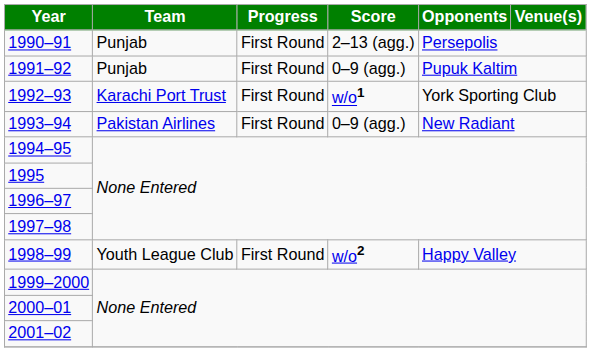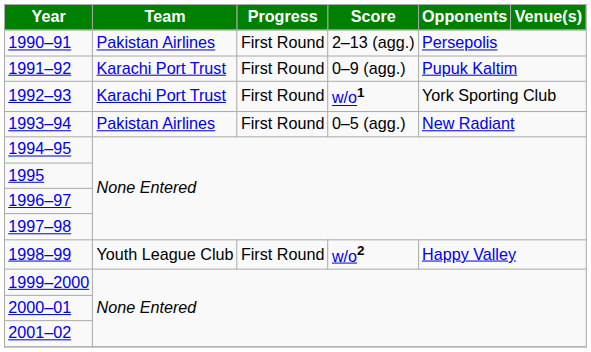(122, 42) Punjab -> (156, 42) Pakistan Airlines
(122, 68) Punjab -> (161, 68) Karachi Port Trust
(369, 124) 0–9 (agg.) -> (369, 124) 0–5 (agg.)
